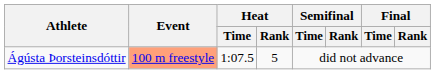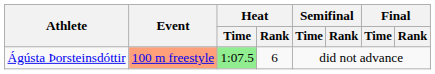(237, 58) no background -> (237, 58) lightgreen background
(275, 58) 5 -> (275, 58) 6
